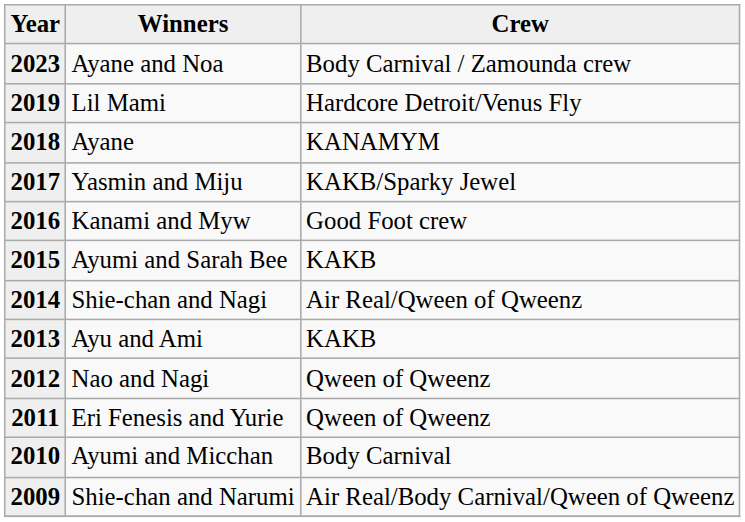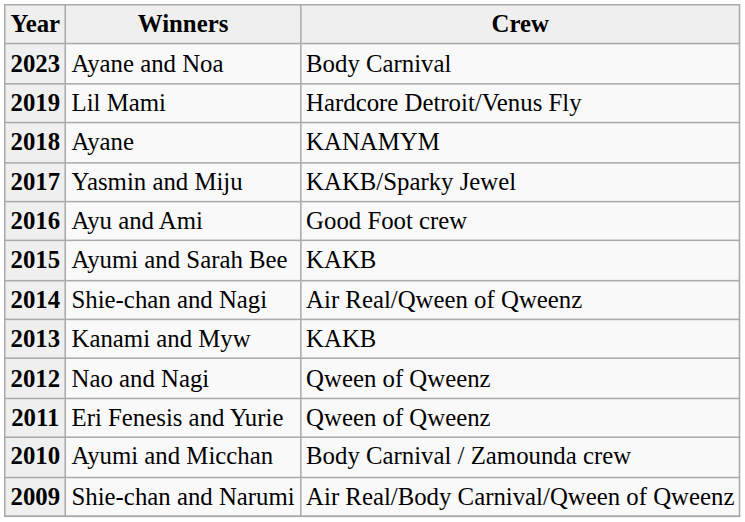(469, 63) Body Carnival / Zamounda crew -> (379, 63) Body Carnival
(161, 220) Kanami and Myw -> (137, 220) Ayu and Ami
(137, 338) Ayu and Ami -> (161, 338) Kanami and Myw
(379, 456) Body Carnival -> (469, 456) Body Carnival / Zamounda crew
